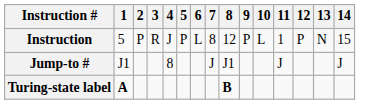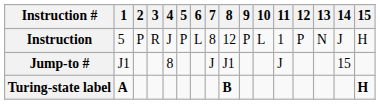+ column: (364, 16)
(344, 40) 15 -> (340, 40) J
(340, 63) J -> (344, 63) 15
